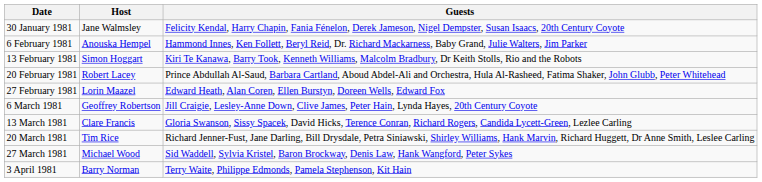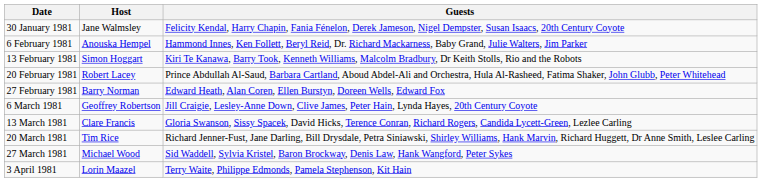(109, 91) Lorin Maazel -> (110, 91) Barry Norman
(110, 169) Barry Norman -> (109, 169) Lorin Maazel
